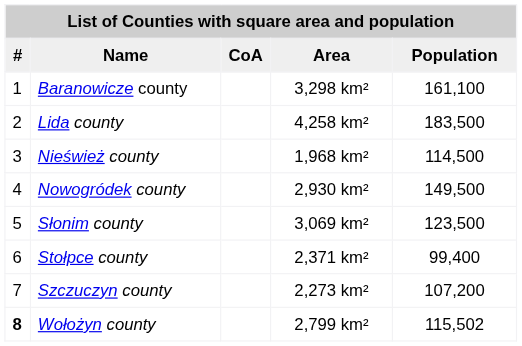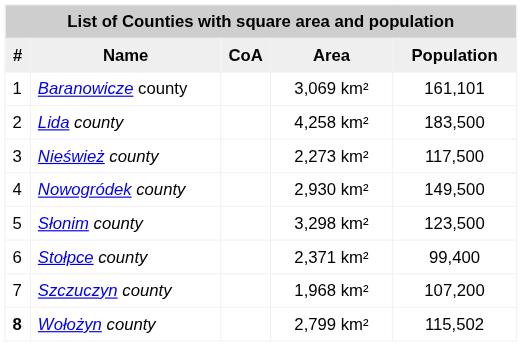(331, 89) 3,298 km² -> (331, 89) 3,069 km²
(455, 89) 161,100 -> (455, 89) 161,101
(331, 156) 1,968 km² -> (331, 156) 2,273 km²
(455, 156) 114,500 -> (455, 156) 117,500
(331, 223) 3,069 km² -> (331, 223) 3,298 km²
(331, 291) 2,273 km² -> (331, 291) 1,968 km²
